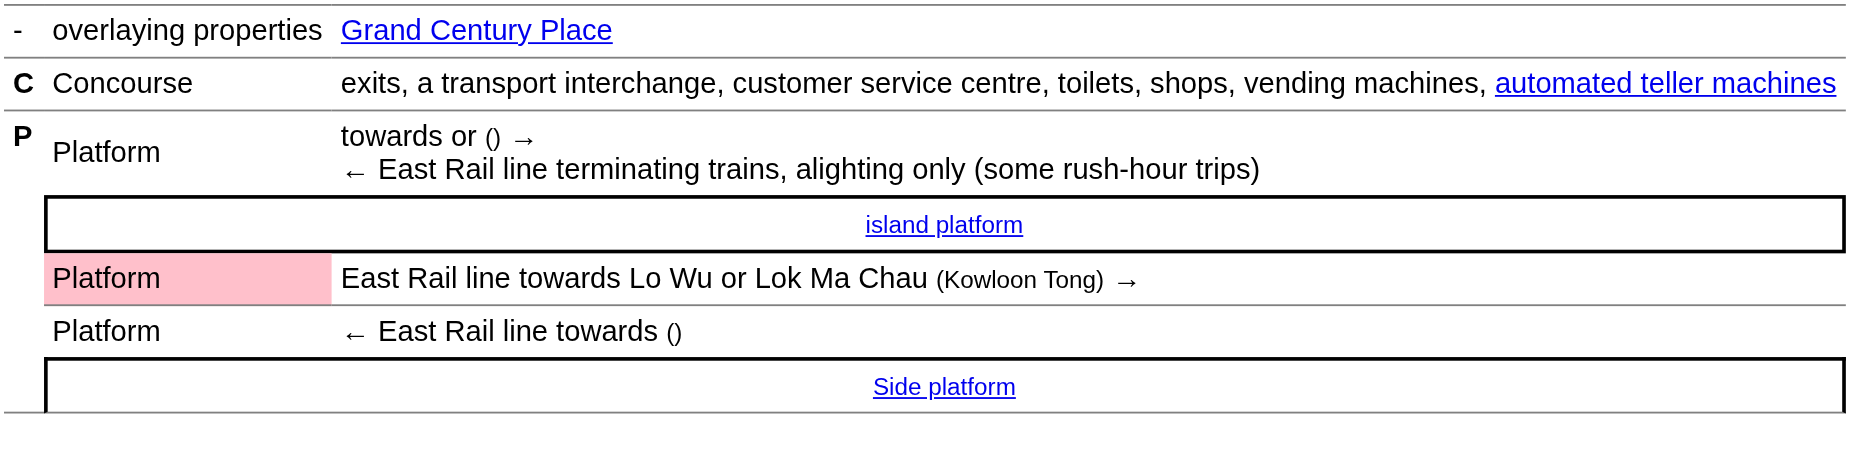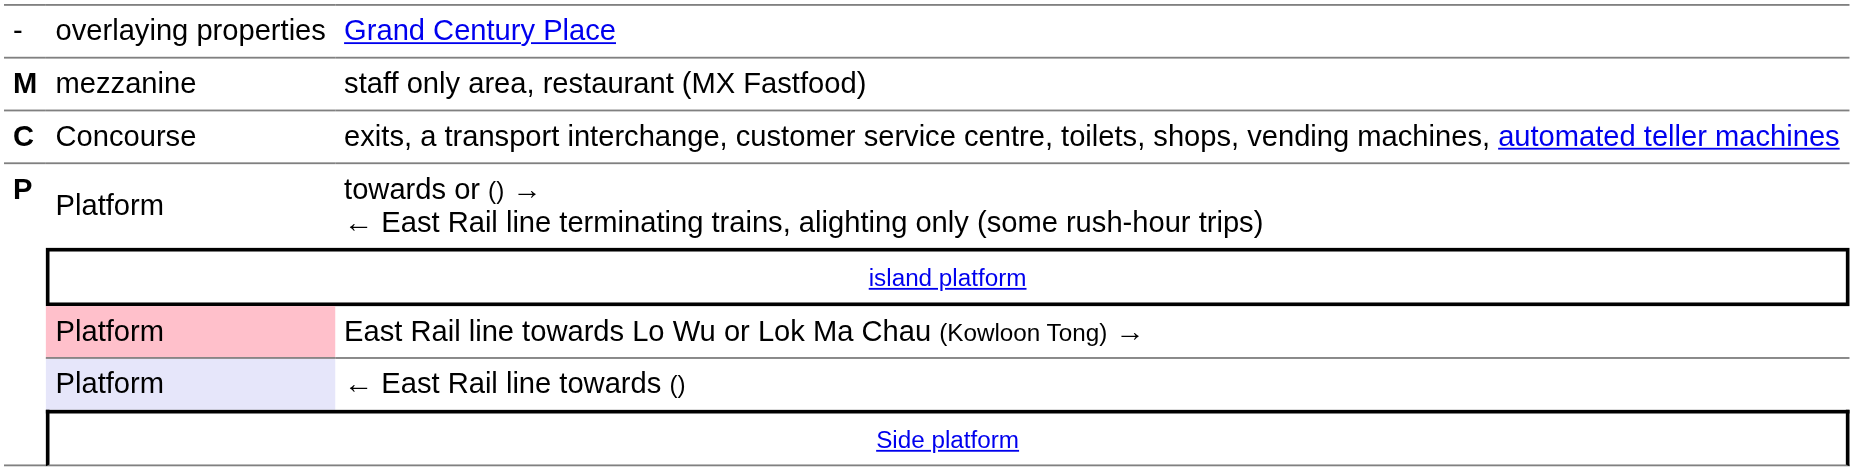+ row: (605, 83)
(107, 331) no background -> (110, 383) lavender background
